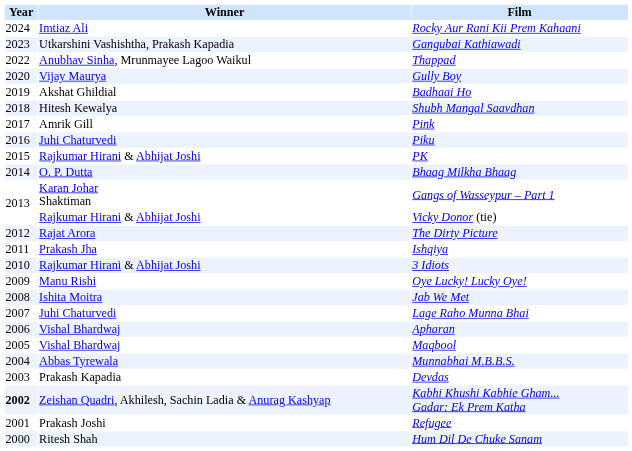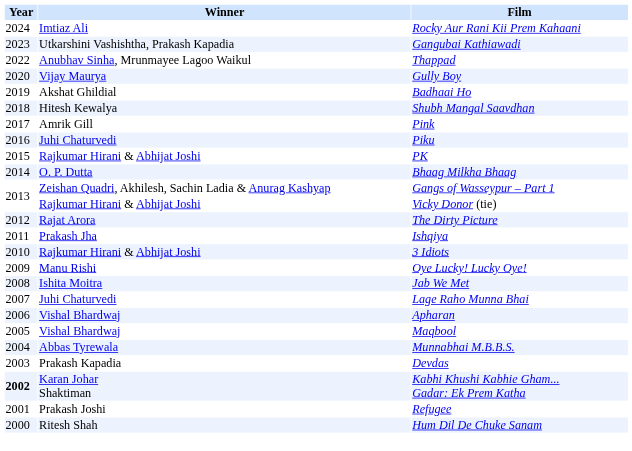(69, 194) Karan Johar Shaktiman -> (185, 188) Zeishan Quadri, Akhilesh, Sachin Ladia & Anurag Kashyap
(185, 400) Zeishan Quadri, Akhilesh, Sachin Ladia & Anurag Kashyap -> (69, 386) Karan Johar Shaktiman
